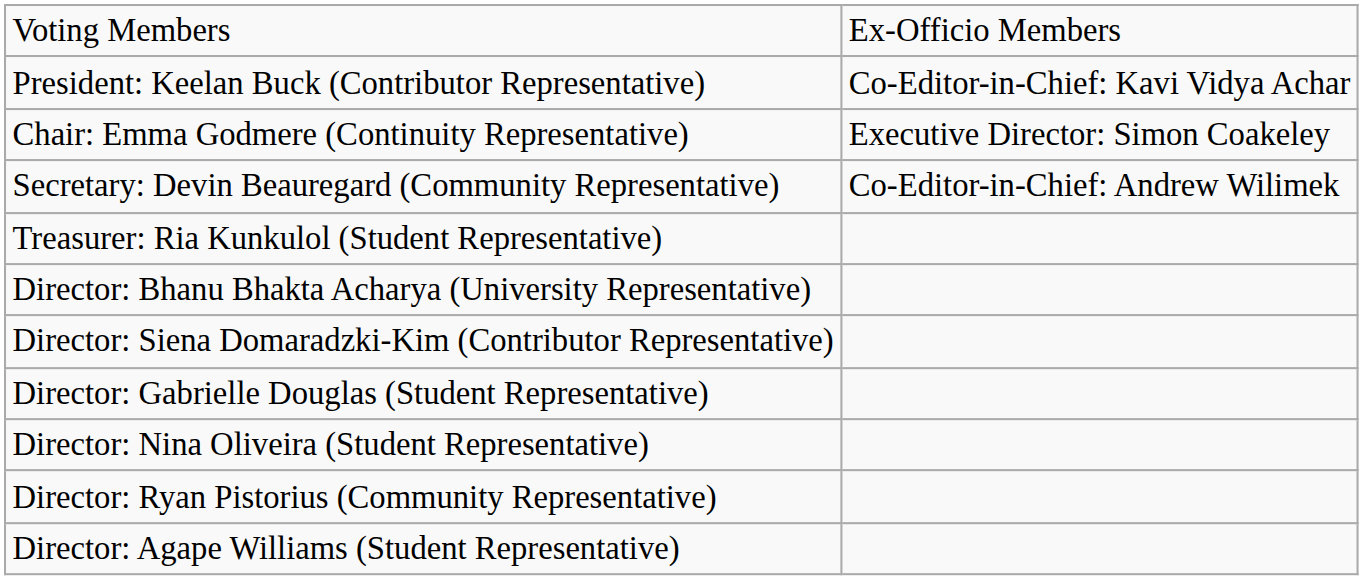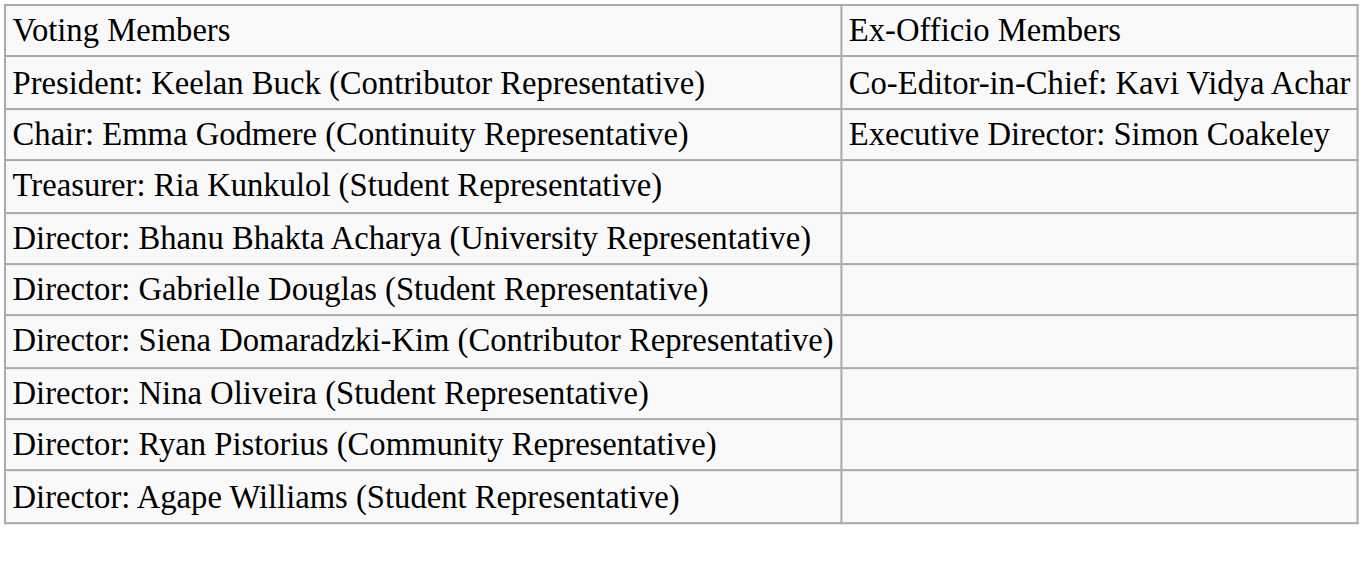- row: (396, 185)
rows swapped: (423, 340) <-> (361, 392)
